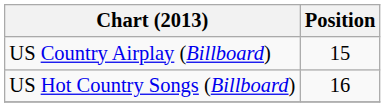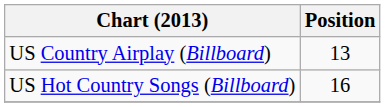(340, 53) 15 -> (340, 53) 13
